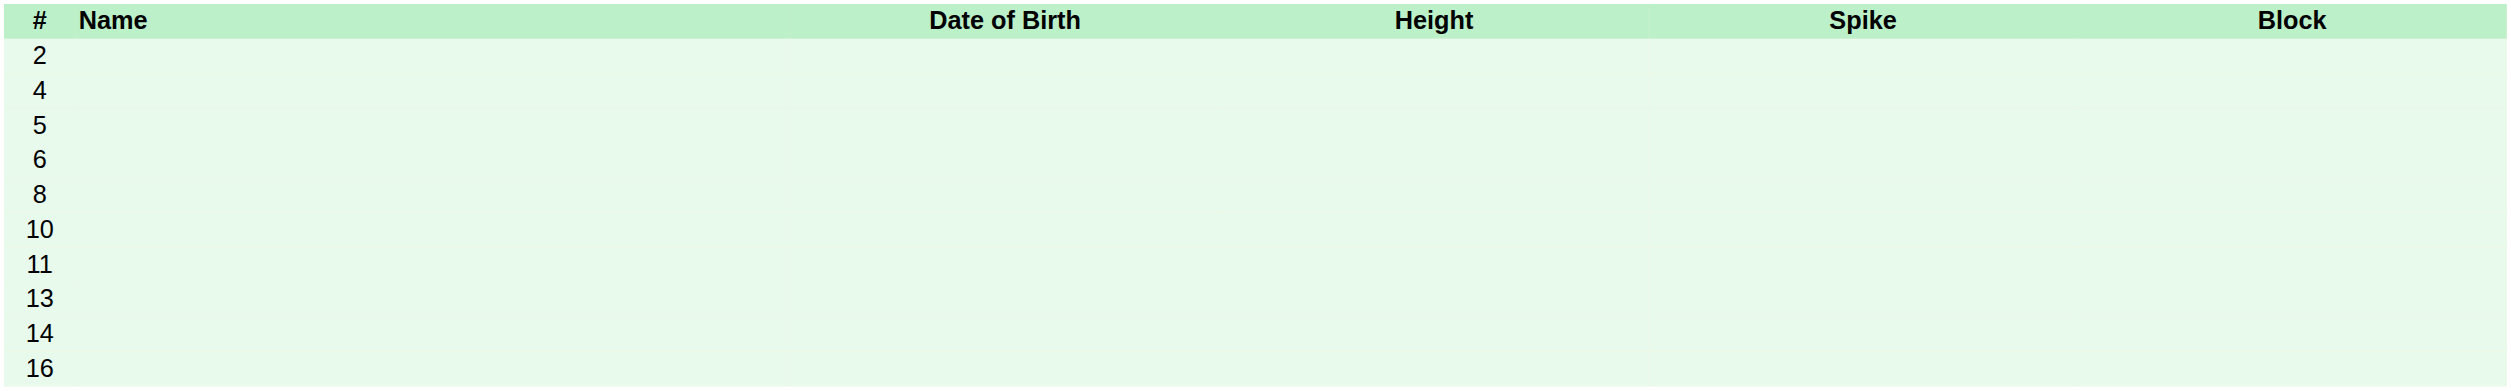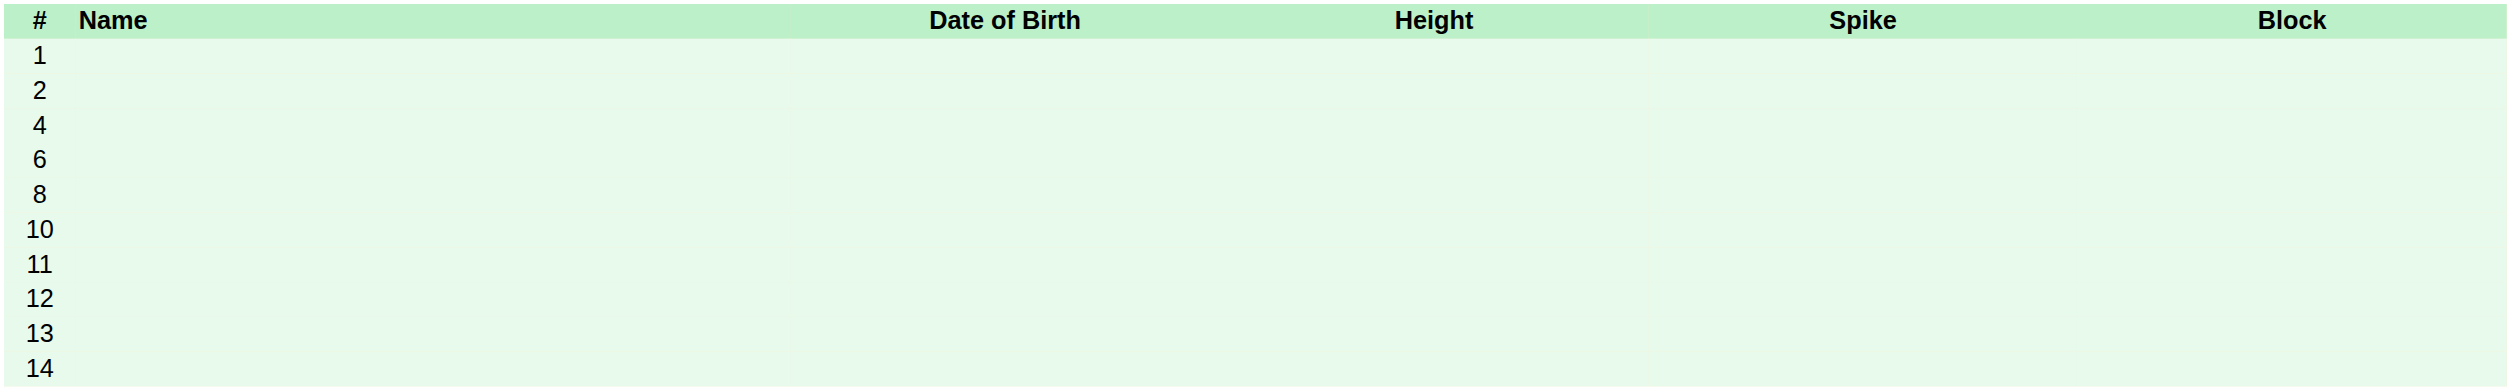+ row: (40, 55)
- row: (40, 125)
+ row: (40, 299)
- row: (40, 368)
